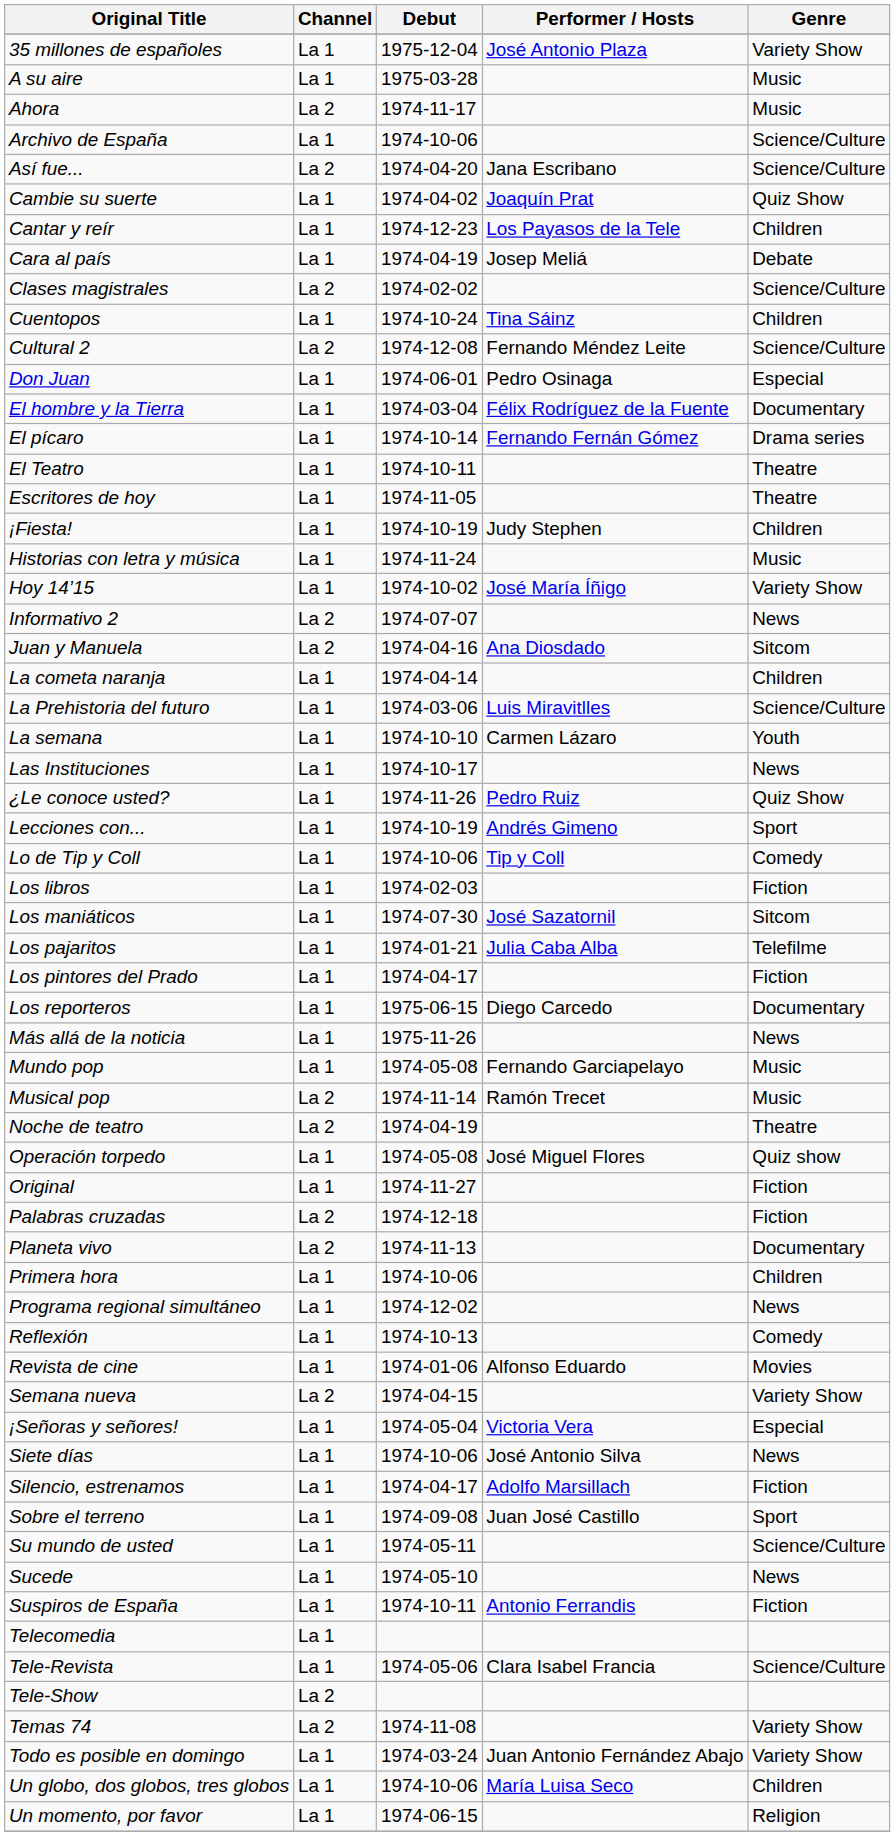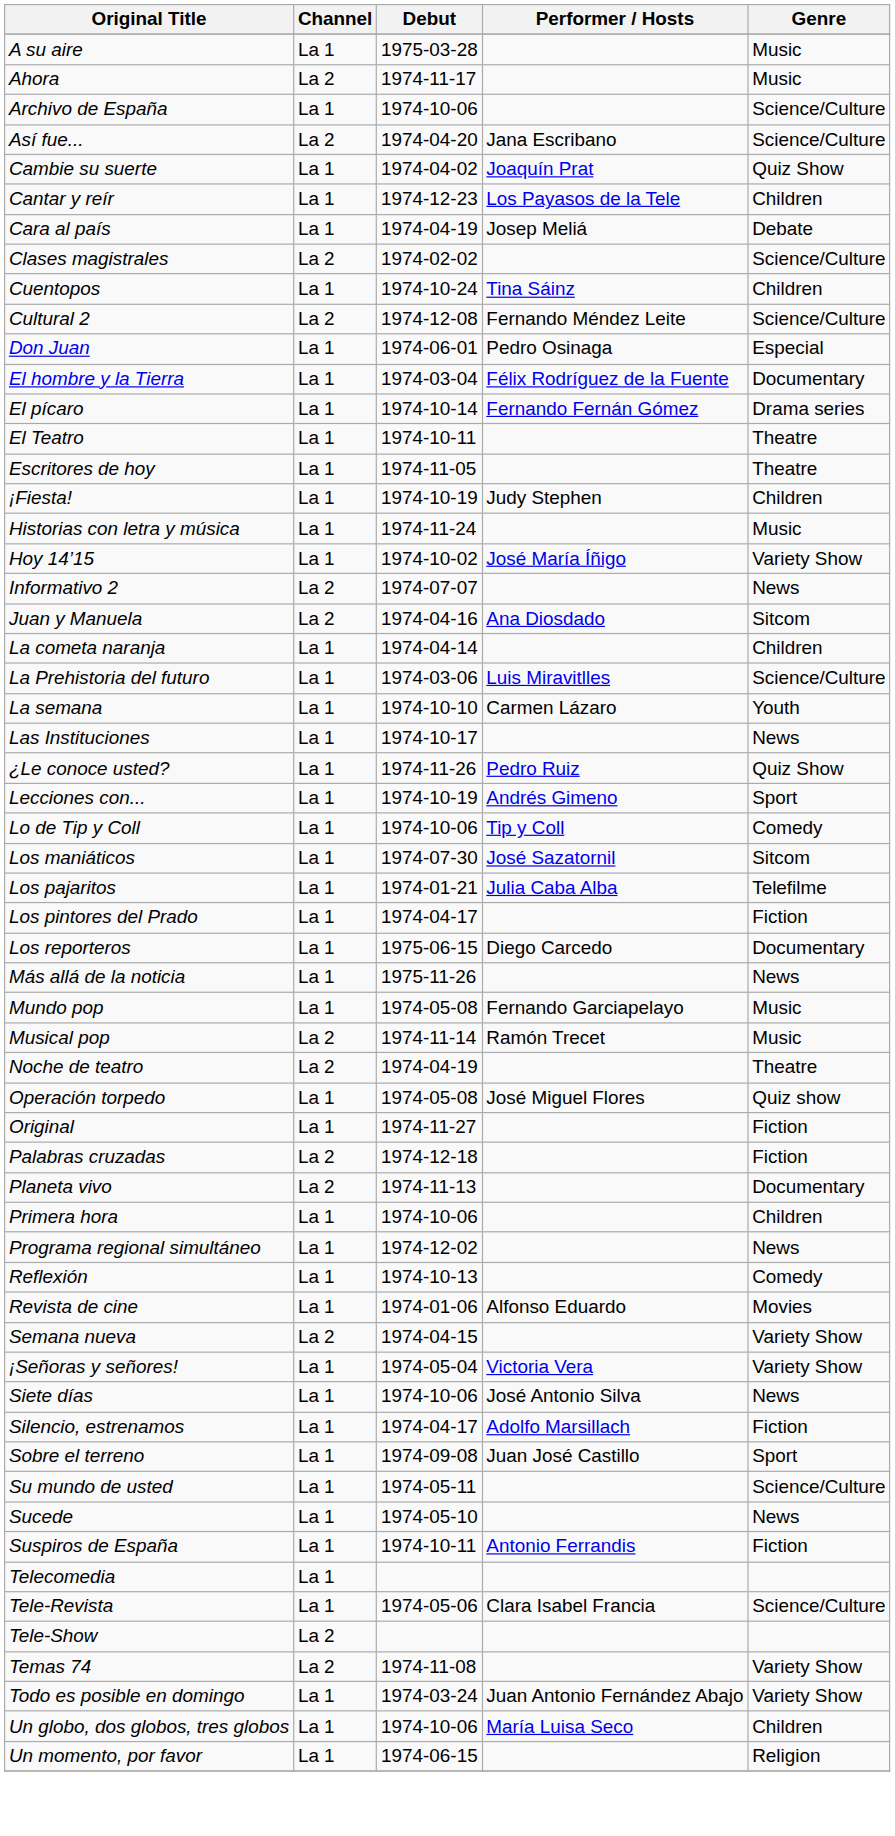- row: (115, 49)
- row: (49, 887)
(788, 1426) Especial -> (807, 1366) Variety Show
